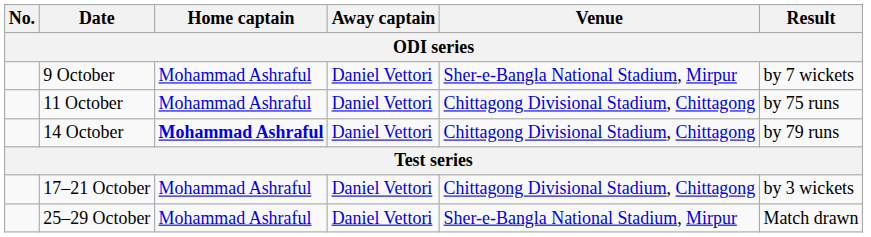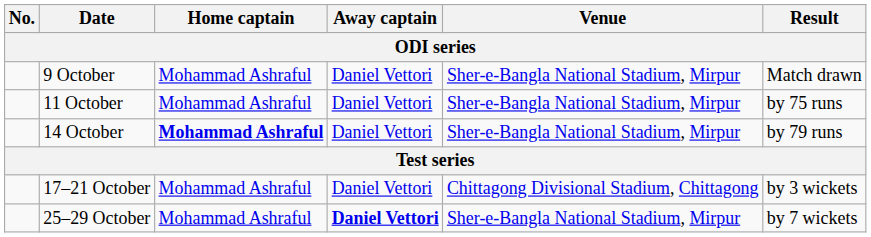(809, 75) by 7 wickets -> (814, 75) Match drawn
(599, 103) Chittagong Divisional Stadium, Chittagong -> (594, 103) Sher-e-Bangla National Stadium, Mirpur
(599, 132) Chittagong Divisional Stadium, Chittagong -> (594, 132) Sher-e-Bangla National Stadium, Mirpur
(382, 217) normal -> (385, 217) bold
(811, 217) Match drawn -> (812, 217) by 7 wickets
